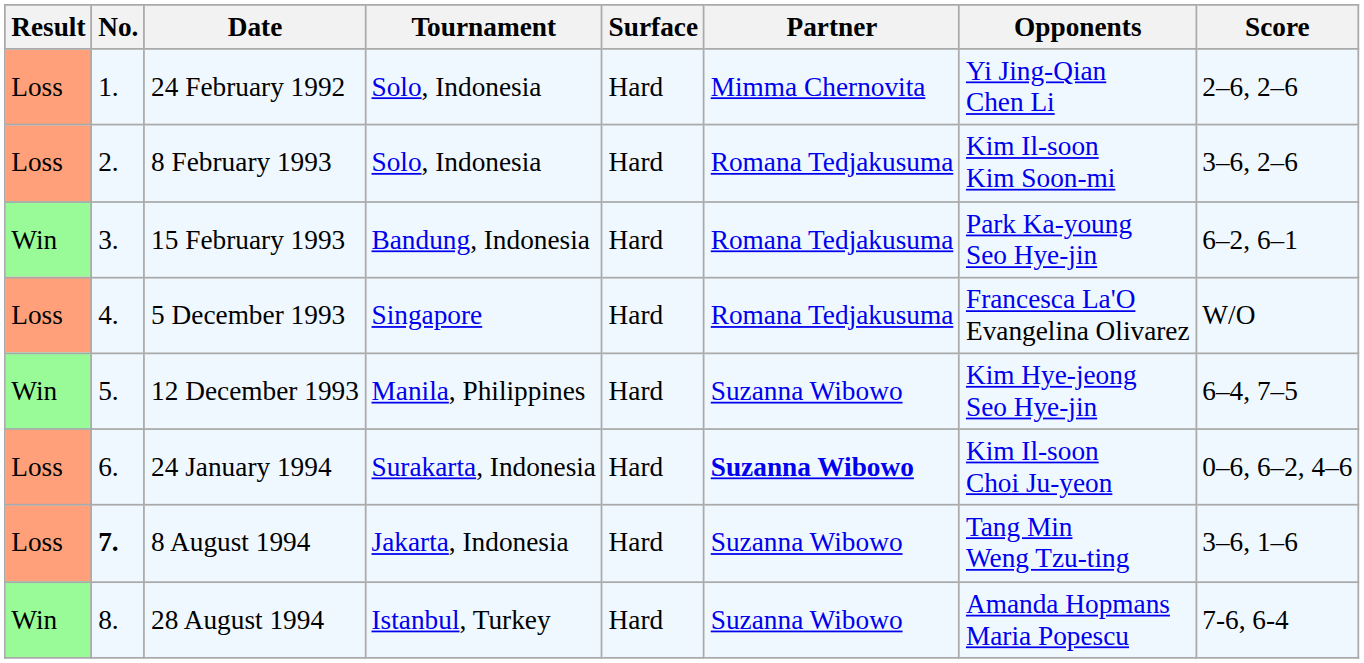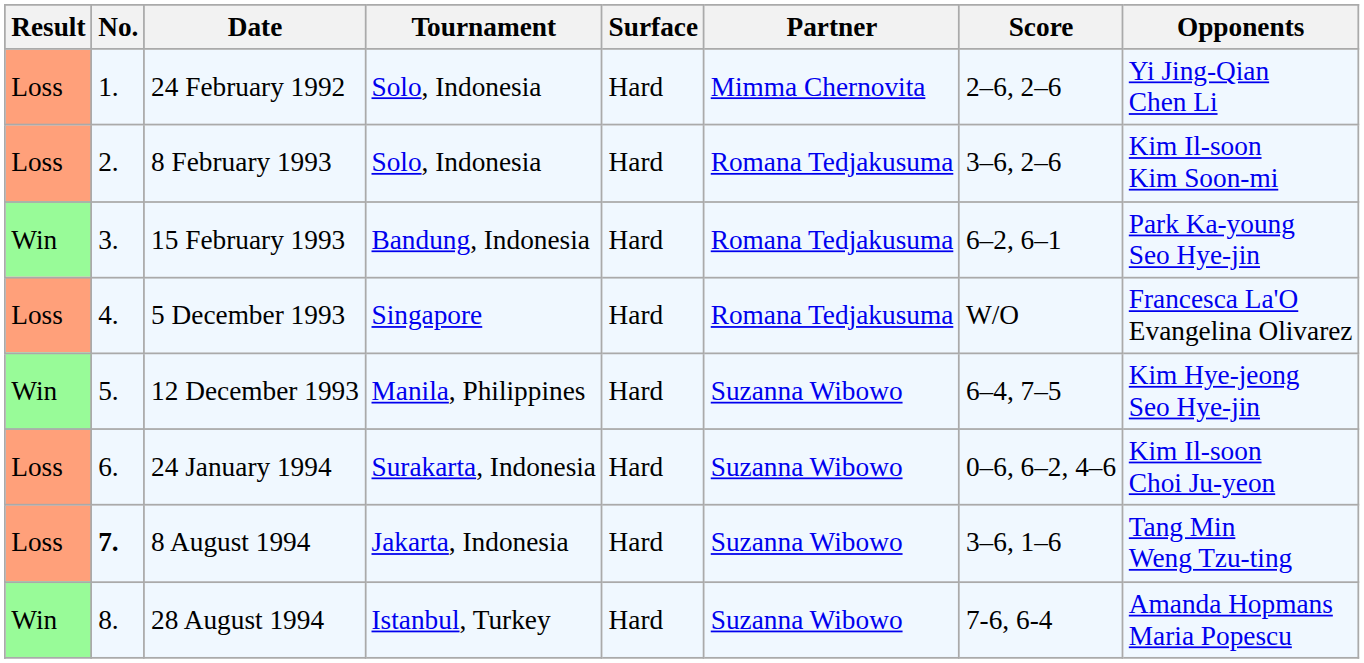columns swapped: (1078, 26) <-> (1277, 26)
(812, 466) bold -> (807, 466) normal
